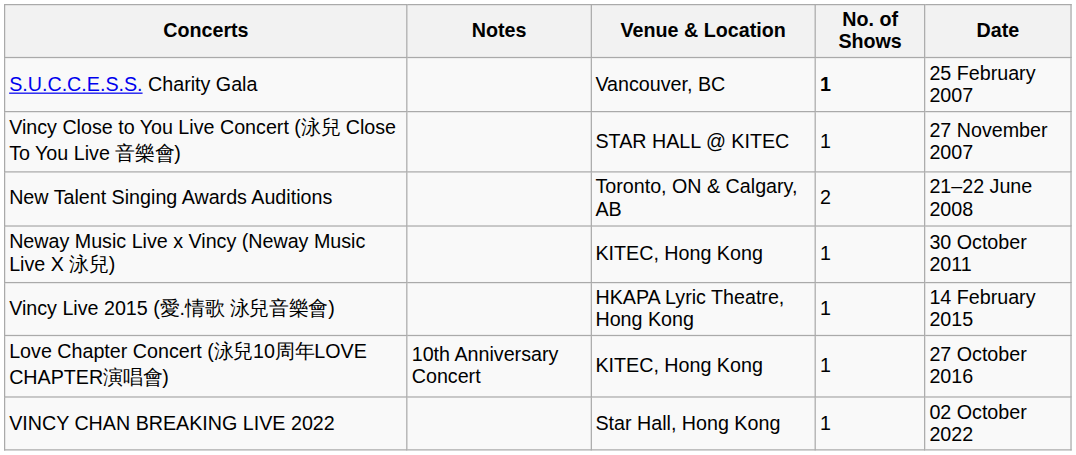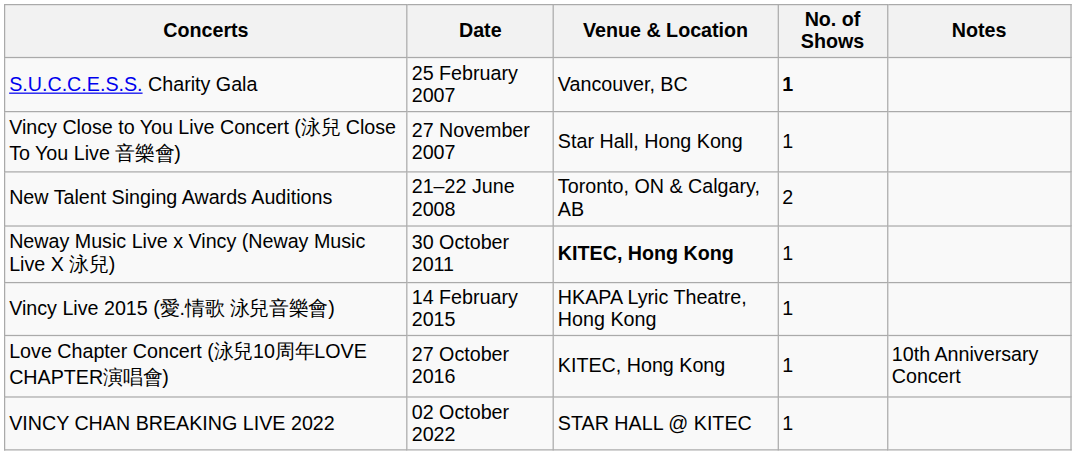columns swapped: (998, 31) <-> (499, 31)
(692, 141) STAR HALL @ KITEC -> (650, 141) Star Hall, Hong Kong
(679, 253) normal -> (646, 253) bold
(688, 423) Star Hall, Hong Kong -> (655, 423) STAR HALL @ KITEC
